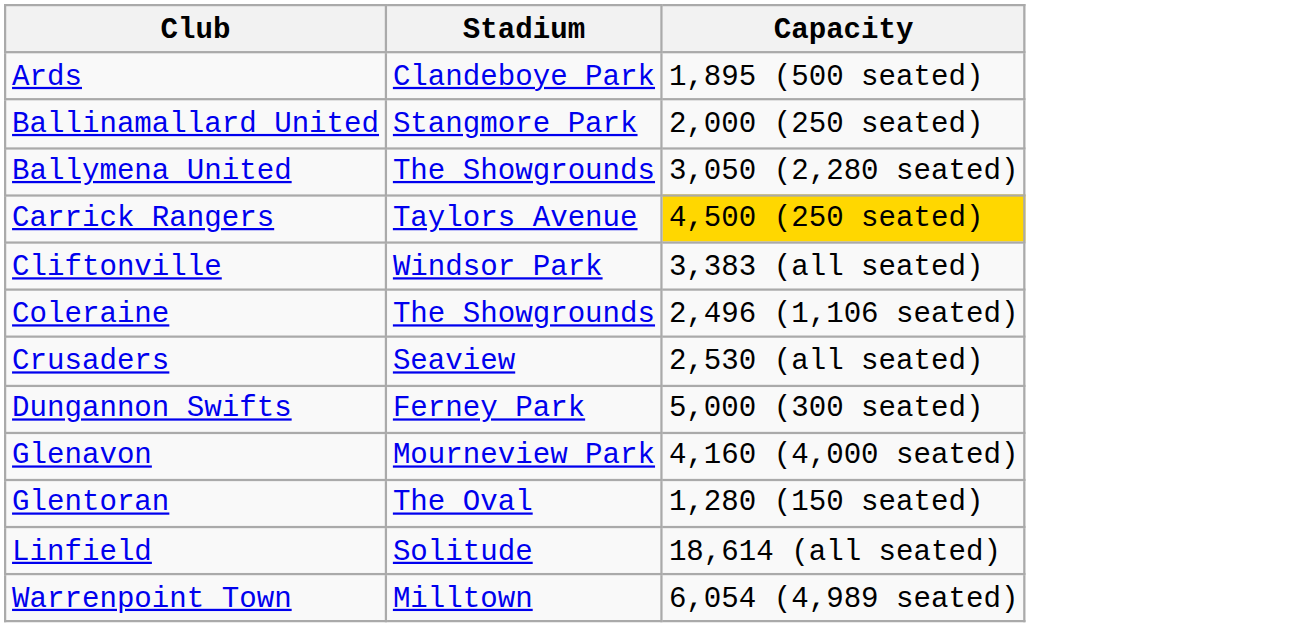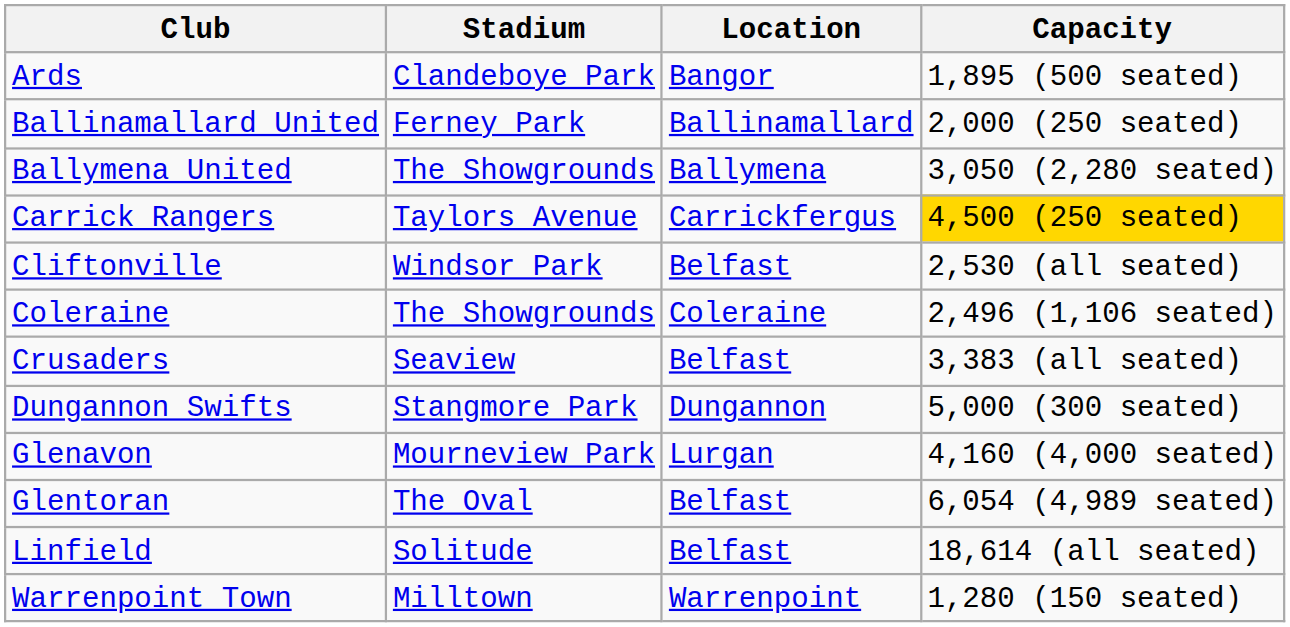+ column: (791, 29)
(515, 124) Stangmore Park -> (489, 124) Ferney Park
(826, 266) 3,383 (all seated) -> (1085, 266) 2,530 (all seated)
(826, 361) 2,530 (all seated) -> (1085, 361) 3,383 (all seated)
(489, 409) Ferney Park -> (515, 409) Stangmore Park
(826, 503) 1,280 (150 seated) -> (1102, 503) 6,054 (4,989 seated)
(844, 598) 6,054 (4,989 seated) -> (1085, 598) 1,280 (150 seated)
